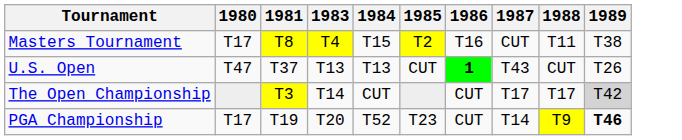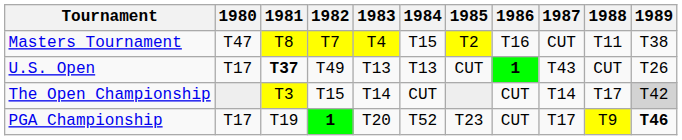+ column: (330, 18)
(238, 44) T17 -> (238, 44) T47
(238, 70) T47 -> (238, 70) T17
(284, 70) normal -> (284, 70) bold
(515, 96) T17 -> (561, 96) T14
(515, 122) T14 -> (561, 122) T17
